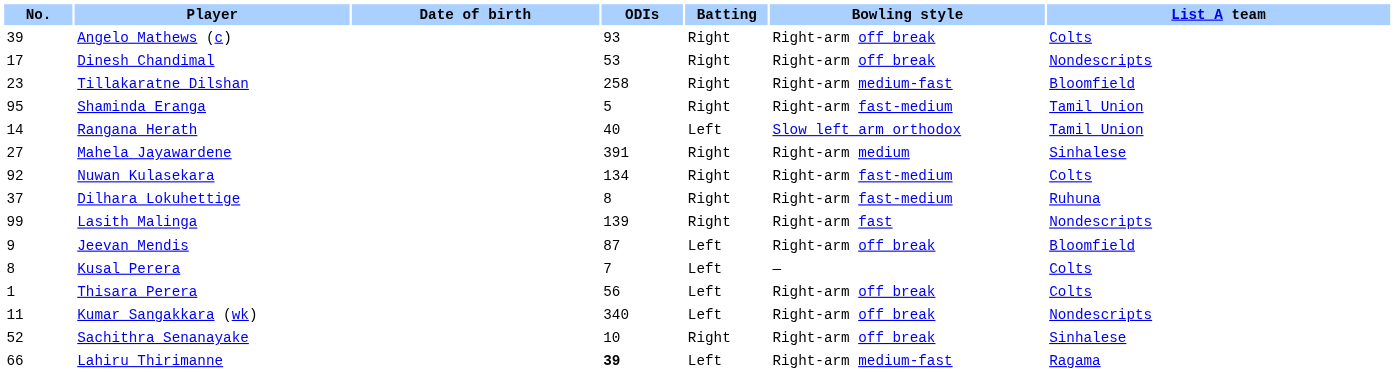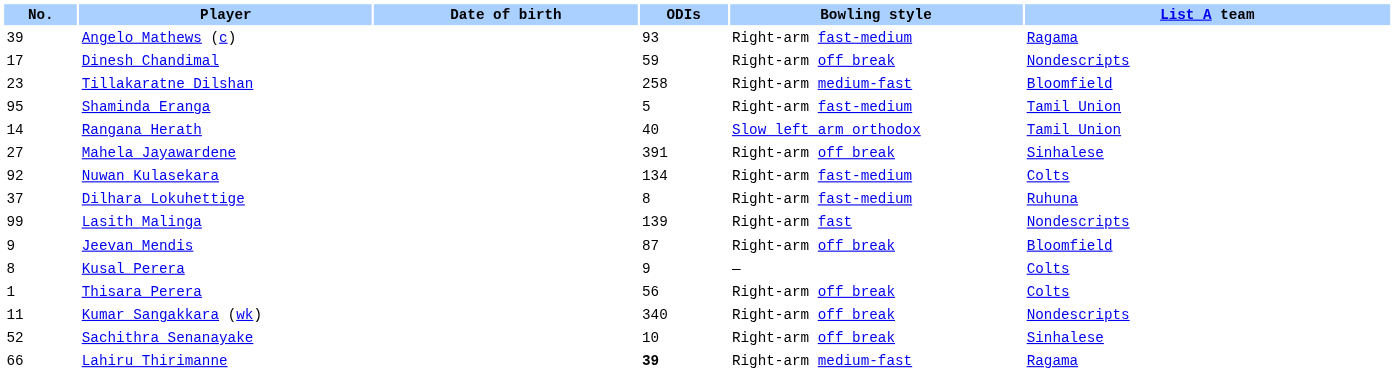- column: (727, 15)
(854, 38) Right-arm off break -> (822, 38) Right-arm fast-medium
(1071, 38) Colts -> (1052, 38) Ragama
(612, 61) 53 -> (651, 61) 59
(841, 153) Right-arm medium -> (813, 153) Right-arm off break
(608, 269) 7 -> (646, 269) 9
